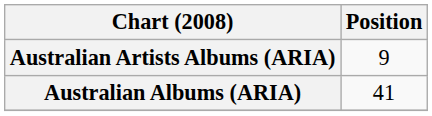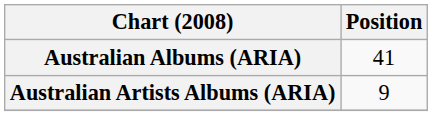rows swapped: (173, 92) <-> (173, 57)
